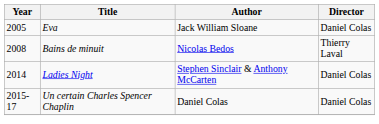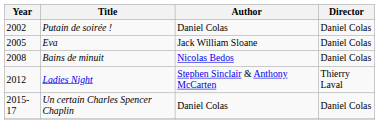+ row: (77, 27)
(335, 48) Thierry Laval -> (346, 58) Daniel Colas
(16, 75) 2014 -> (16, 79) 2012
(346, 75) Daniel Colas -> (335, 79) Thierry Laval
